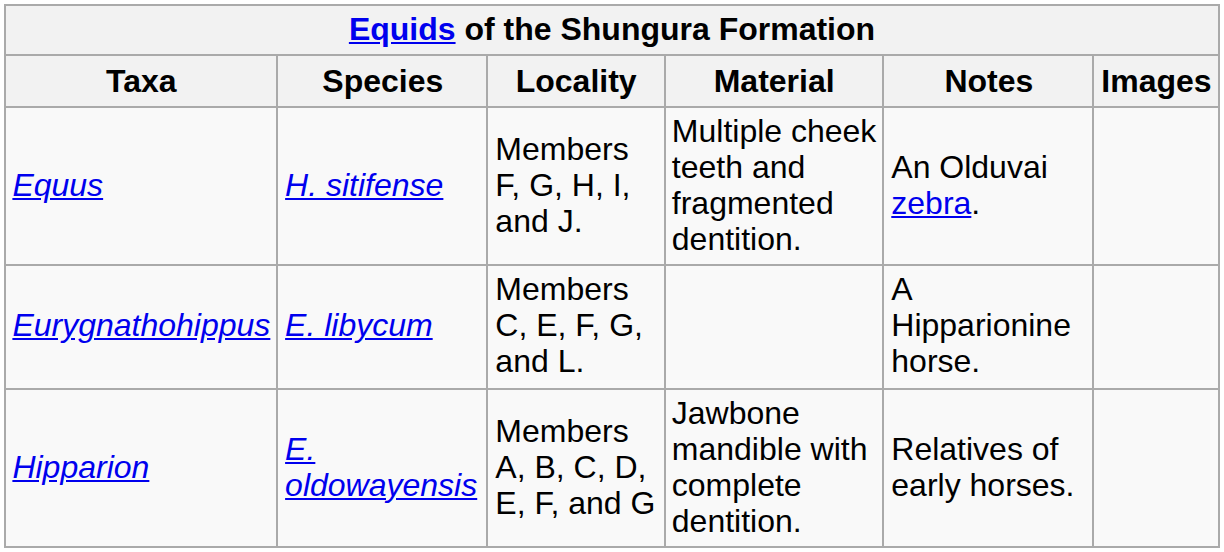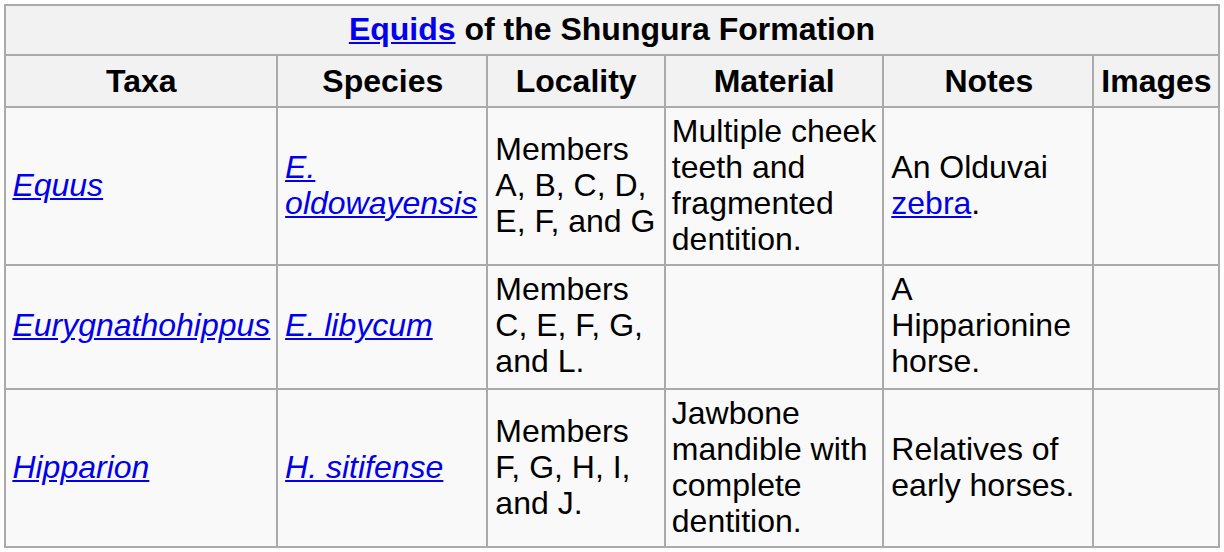(364, 185) H. sitifense -> (381, 185) E. oldowayensis
(563, 185) Members F, G, H, I, and J. -> (575, 185) Members A, B, C, D, E, F, and G
(381, 466) E. oldowayensis -> (364, 466) H. sitifense
(575, 466) Members A, B, C, D, E, F, and G -> (563, 466) Members F, G, H, I, and J.
